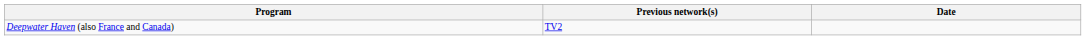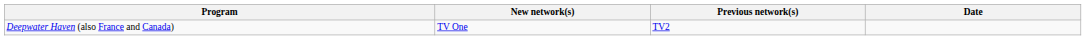+ column: (543, 12)
